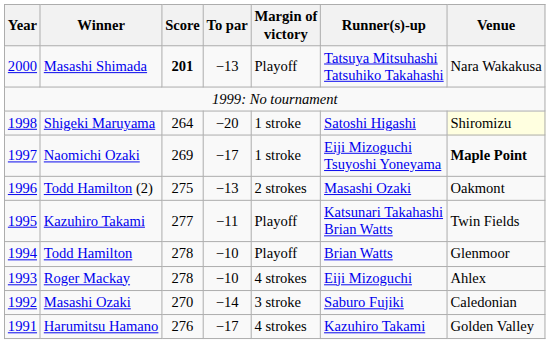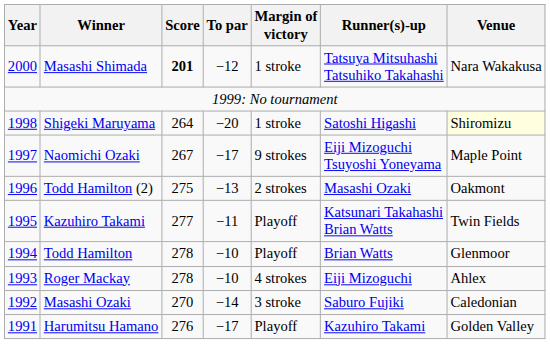(227, 66) −13 -> (227, 66) −12
(276, 66) Playoff -> (278, 66) 1 stroke
(182, 156) 269 -> (182, 156) 267
(278, 156) 1 stroke -> (281, 156) 9 strokes
(489, 156) bold -> (486, 156) normal
(281, 326) 4 strokes -> (276, 326) Playoff
